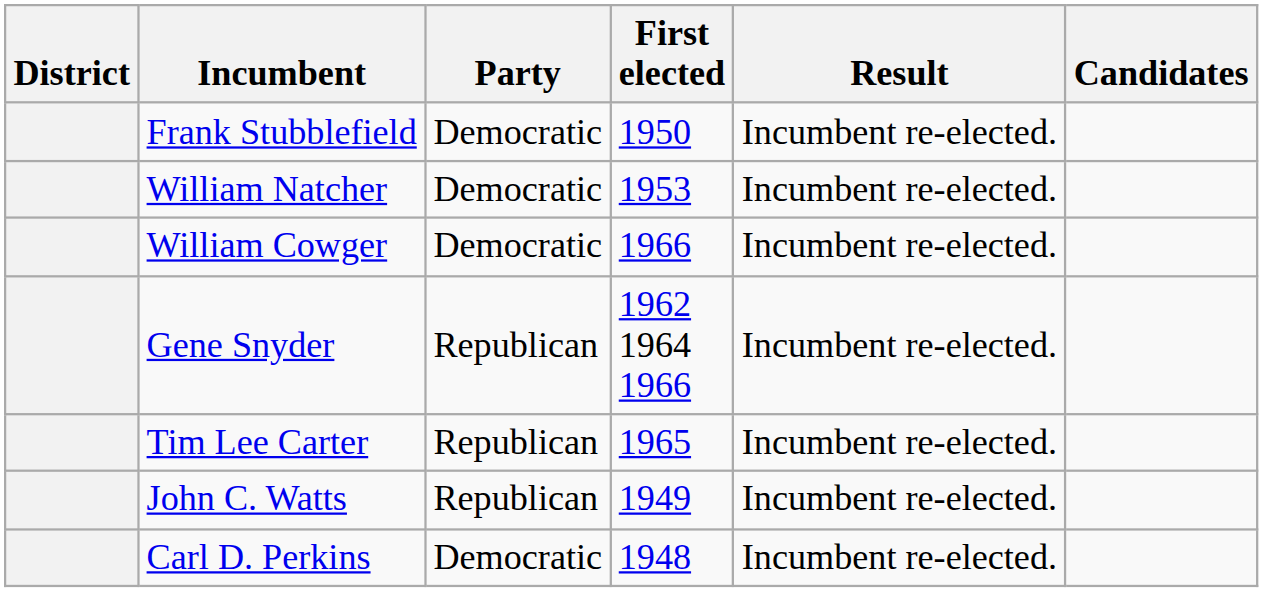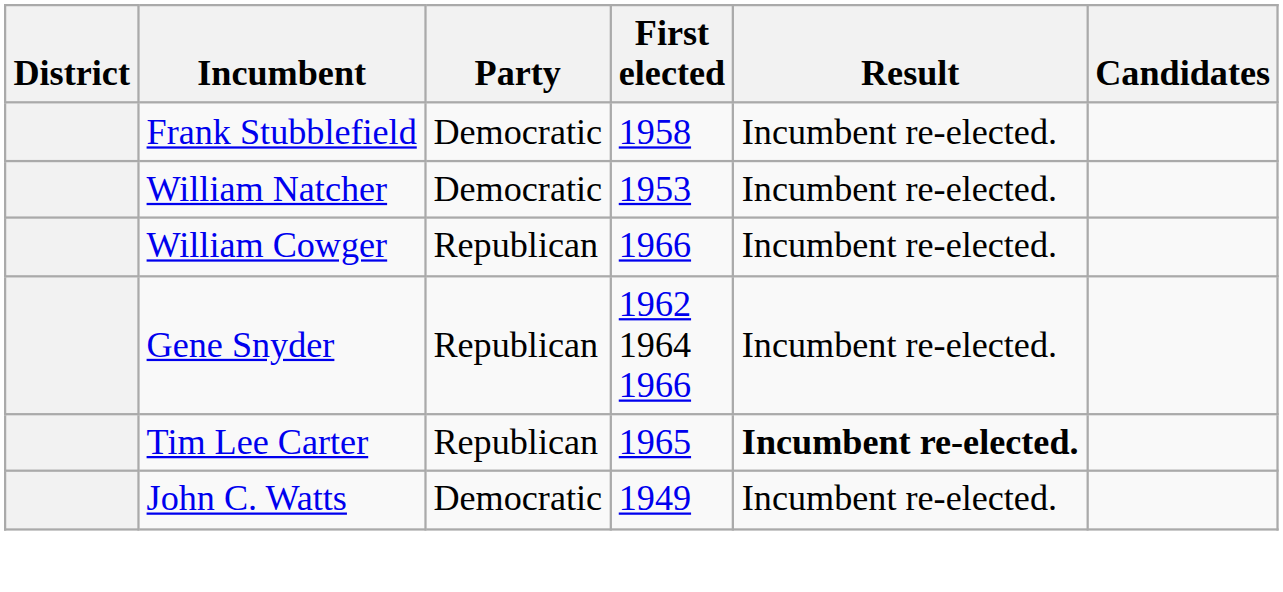(655, 131) 1950 -> (655, 131) 1958
(518, 245) Democratic -> (516, 245) Republican
(899, 441) normal -> (910, 441) bold
(516, 499) Republican -> (518, 499) Democratic
- row: (259, 556)
